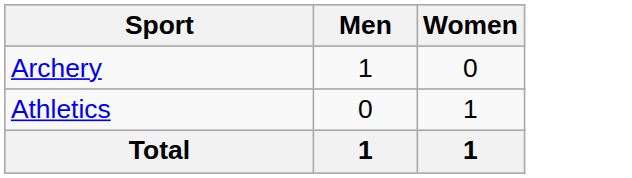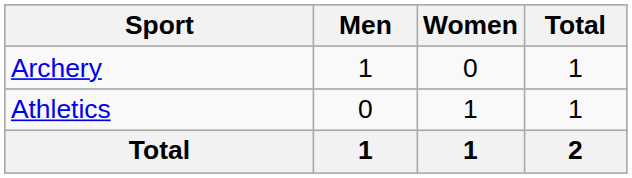+ column: (575, 25)
